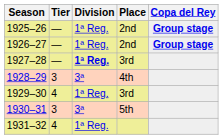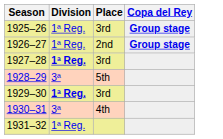- column: (61, 12)
(128, 28) 2nd -> (103, 28) 3rd
(126, 77) 4th -> (103, 77) 5th
(92, 93) normal -> (69, 93) bold
(126, 110) 5th -> (103, 110) 4th
